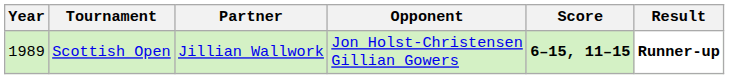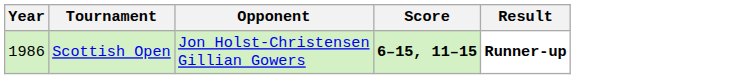- column: (251, 17)
(27, 52) 1989 -> (27, 52) 1986
